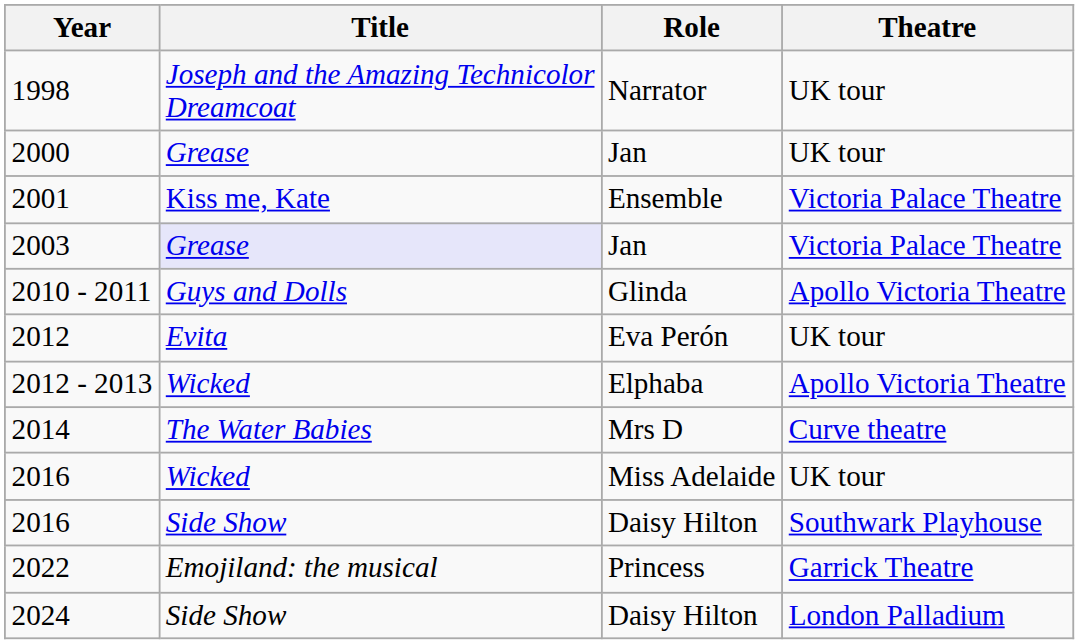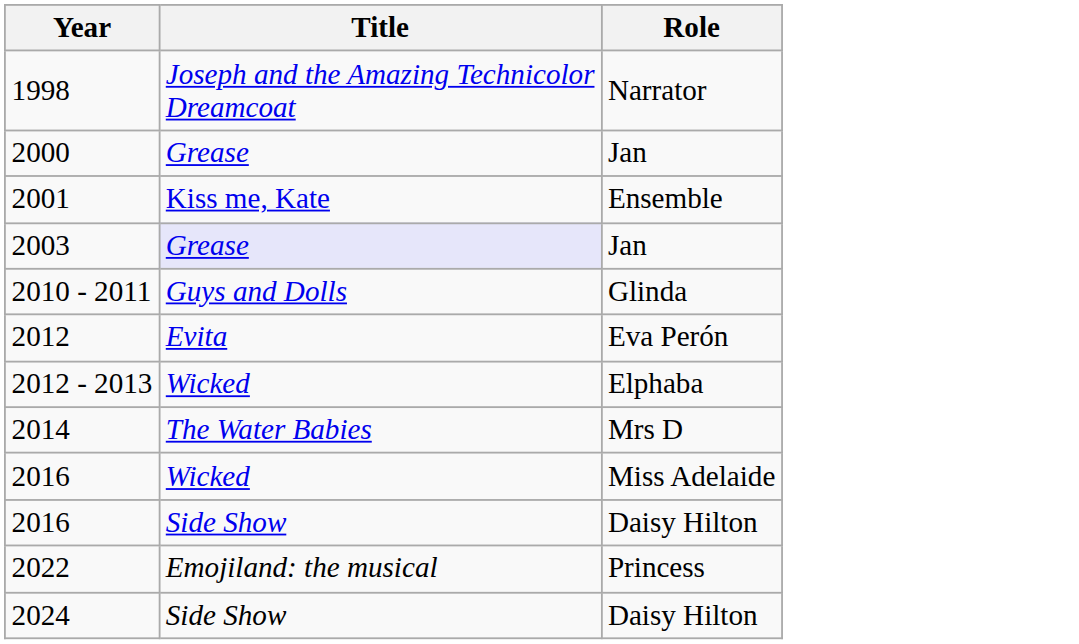- column: (927, 27)
